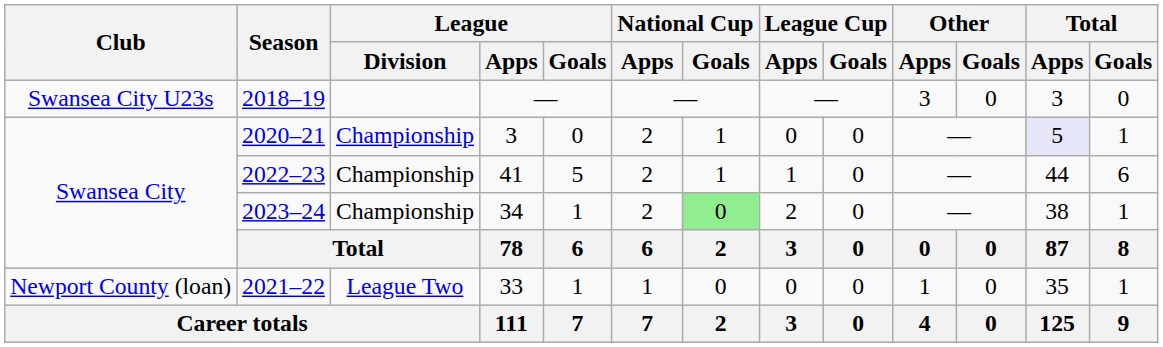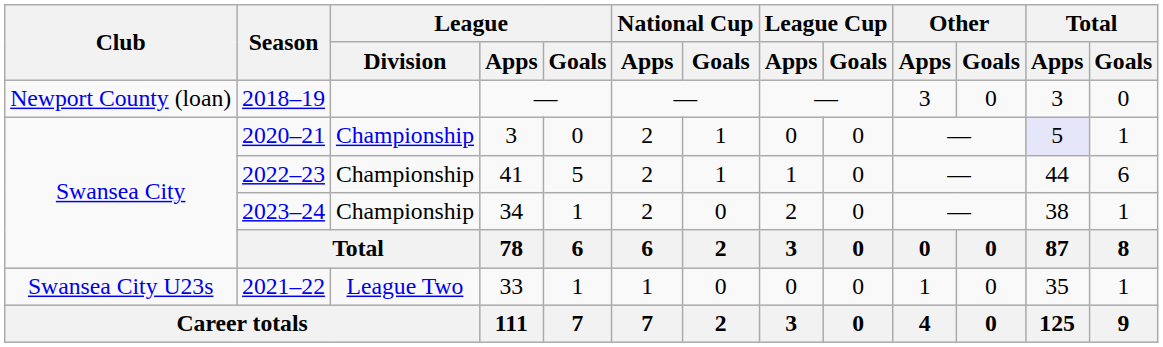(121, 98) Swansea City U23s -> (121, 98) Newport County (loan)
(721, 211) lightgreen background -> (721, 211) no background
(121, 286) Newport County (loan) -> (121, 286) Swansea City U23s
